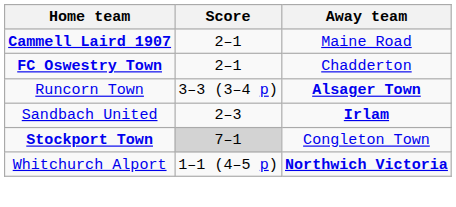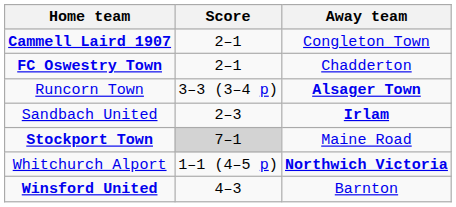(366, 41) Maine Road -> (366, 41) Congleton Town
(366, 140) Congleton Town -> (366, 140) Maine Road
+ row: (90, 189)
